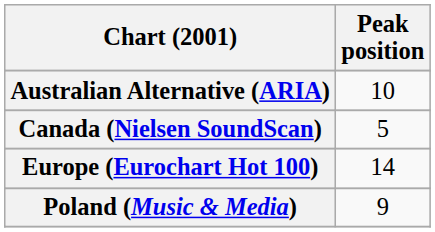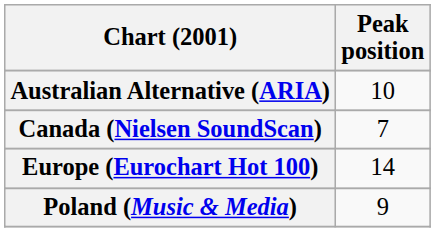(383, 129) 5 -> (383, 129) 7
